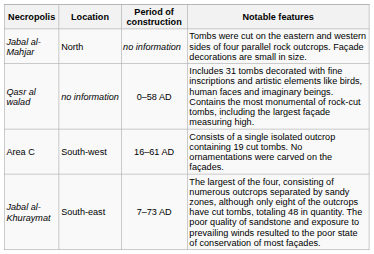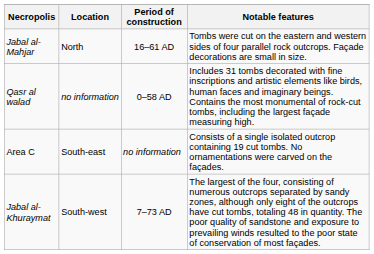(152, 47) no information -> (154, 47) 16–61 AD
(84, 152) South-west -> (83, 152) South-east
(154, 152) 16–61 AD -> (152, 152) no information
(83, 212) South-east -> (84, 212) South-west
